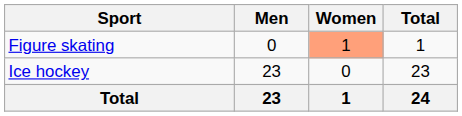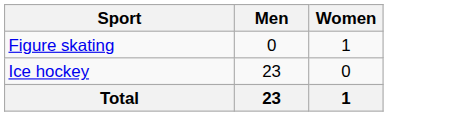- column: (420, 18)
(346, 45) lightsalmon background -> (346, 45) no background
